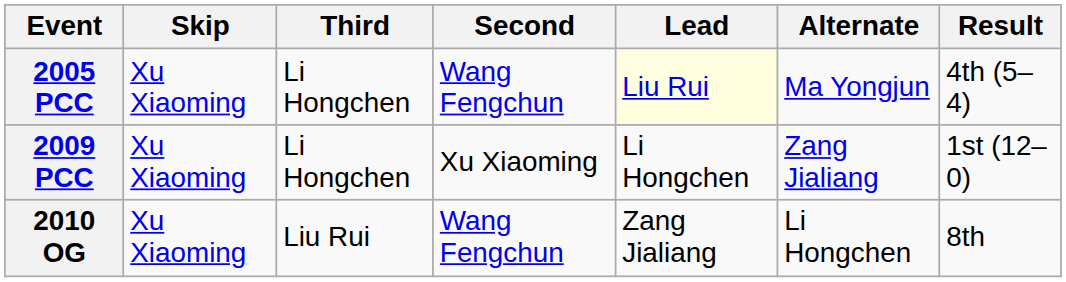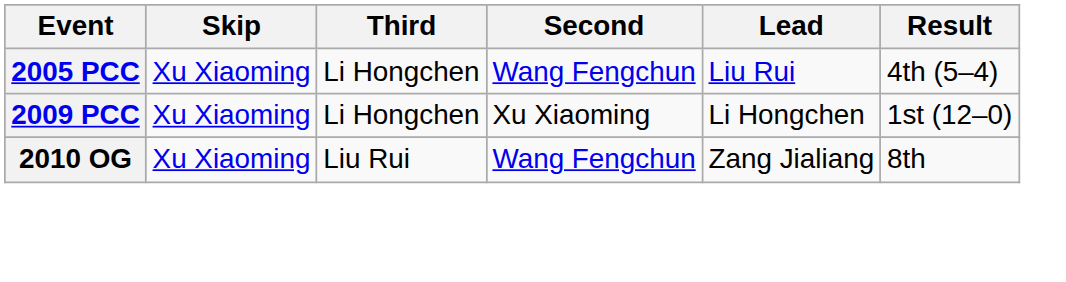- column: (859, 26)
(666, 86) lightyellow background -> (752, 70) no background
